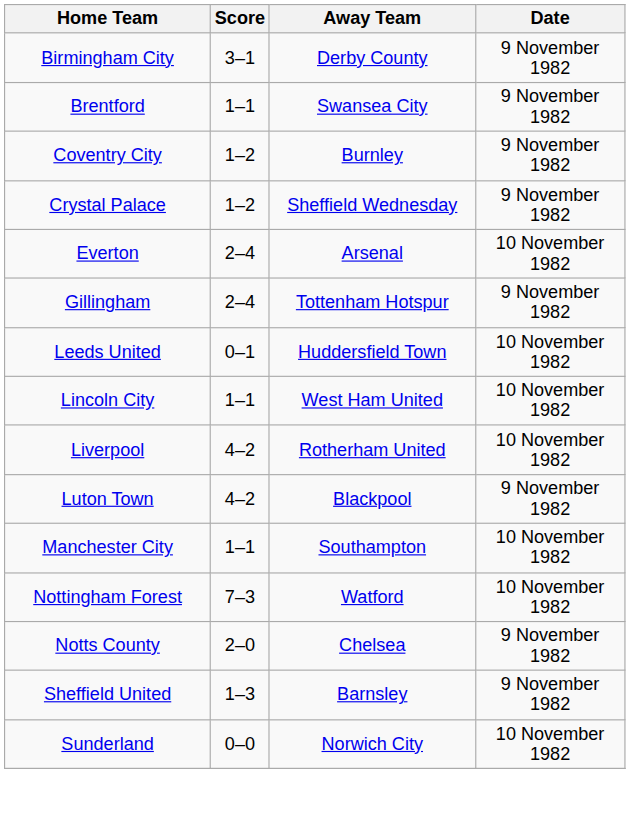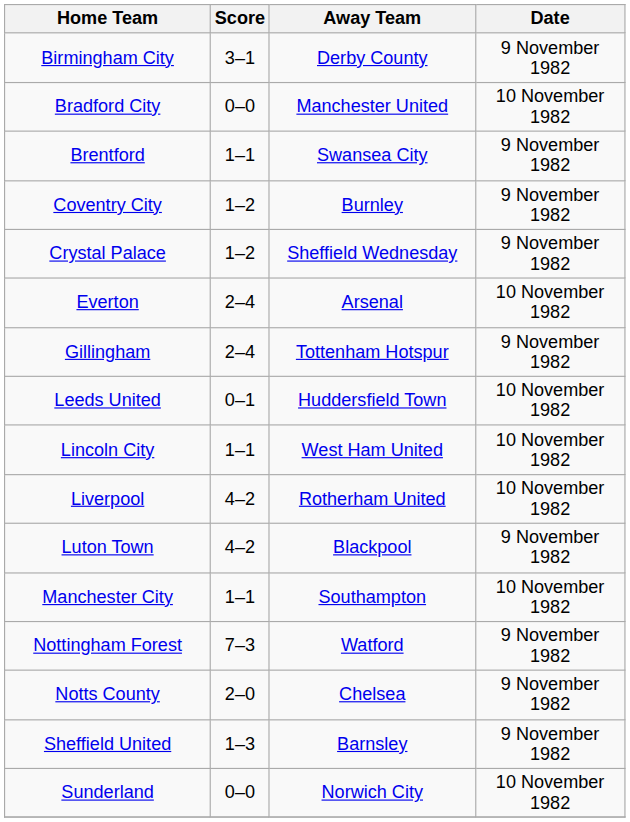+ row: (108, 106)
(550, 596) 10 November 1982 -> (550, 645) 9 November 1982
